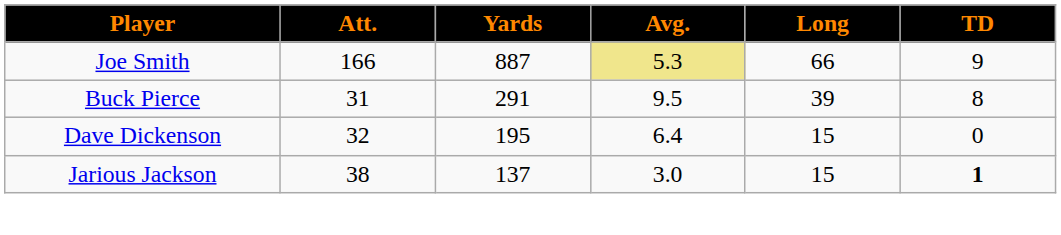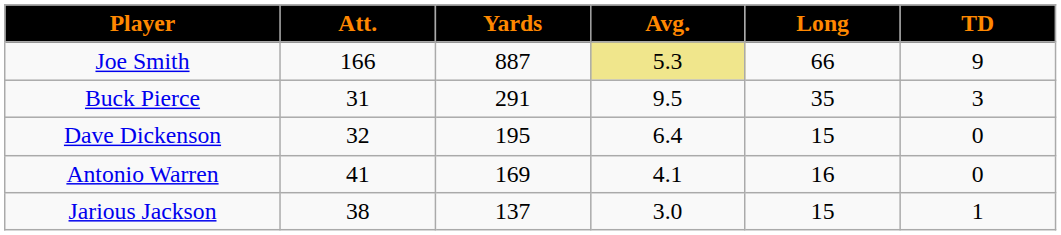(823, 98) 39 -> (823, 98) 35
(978, 98) 8 -> (978, 98) 3
+ row: (142, 173)
(978, 173) bold -> (978, 211) normal
